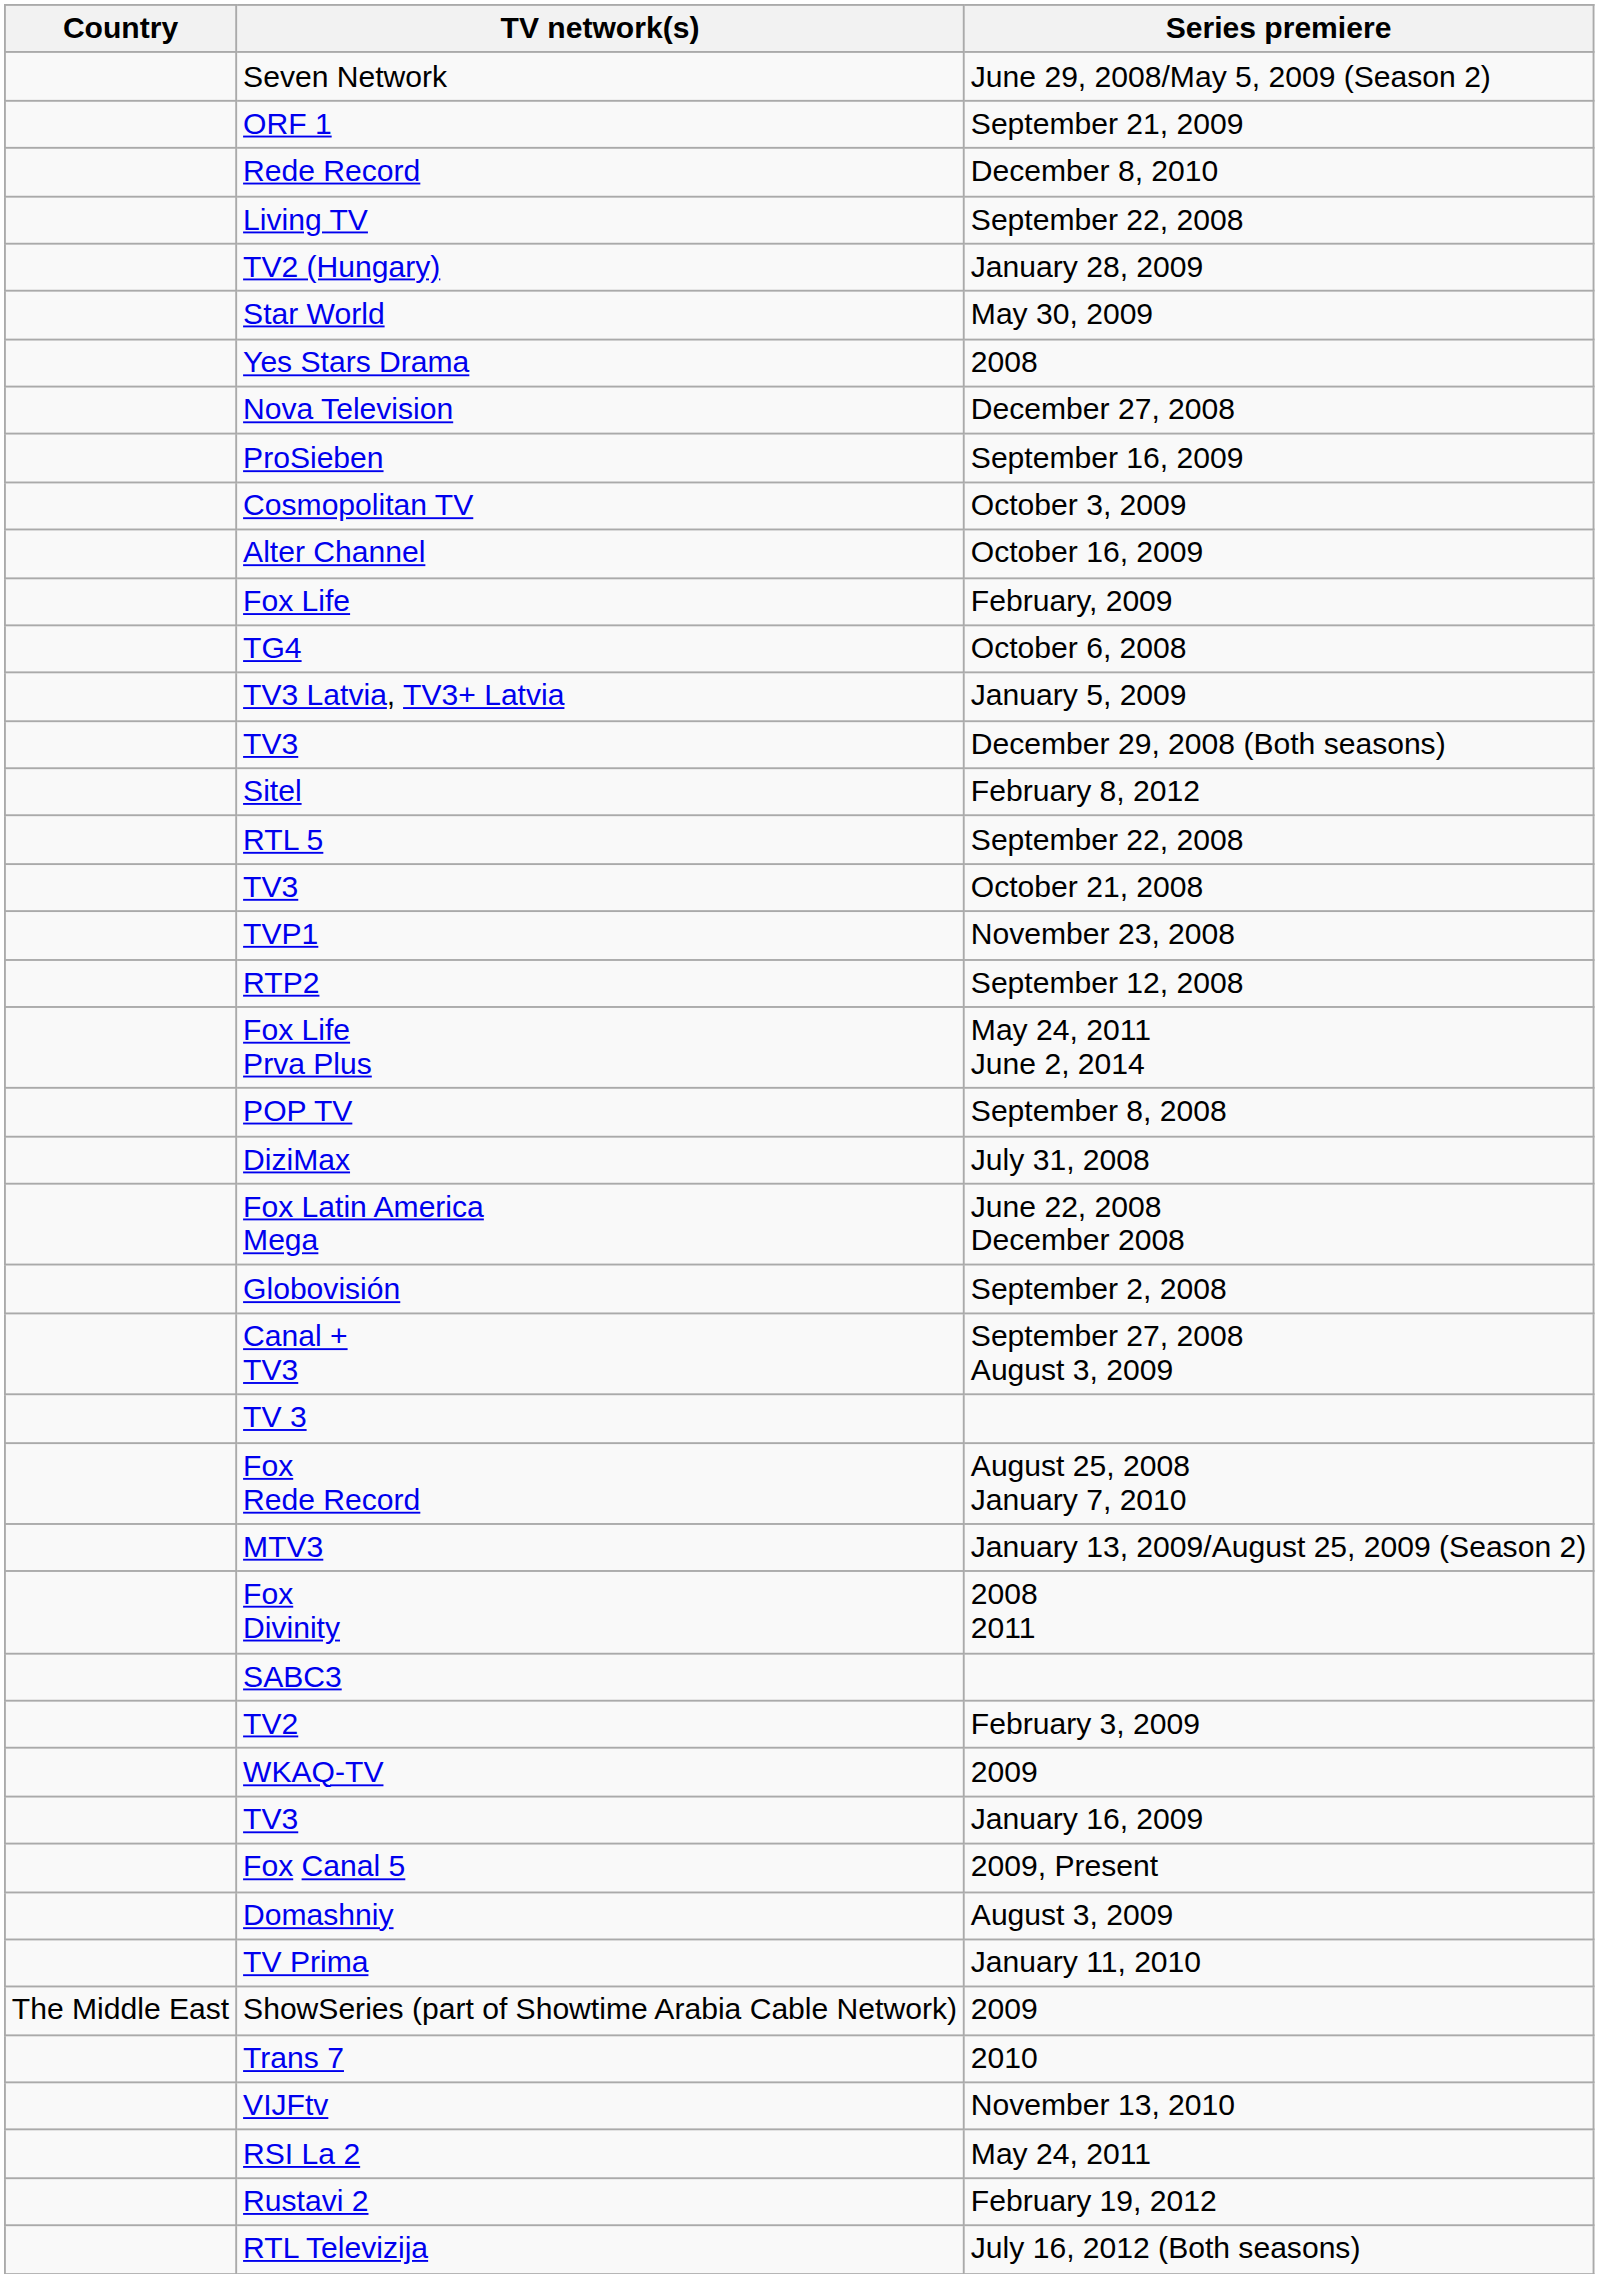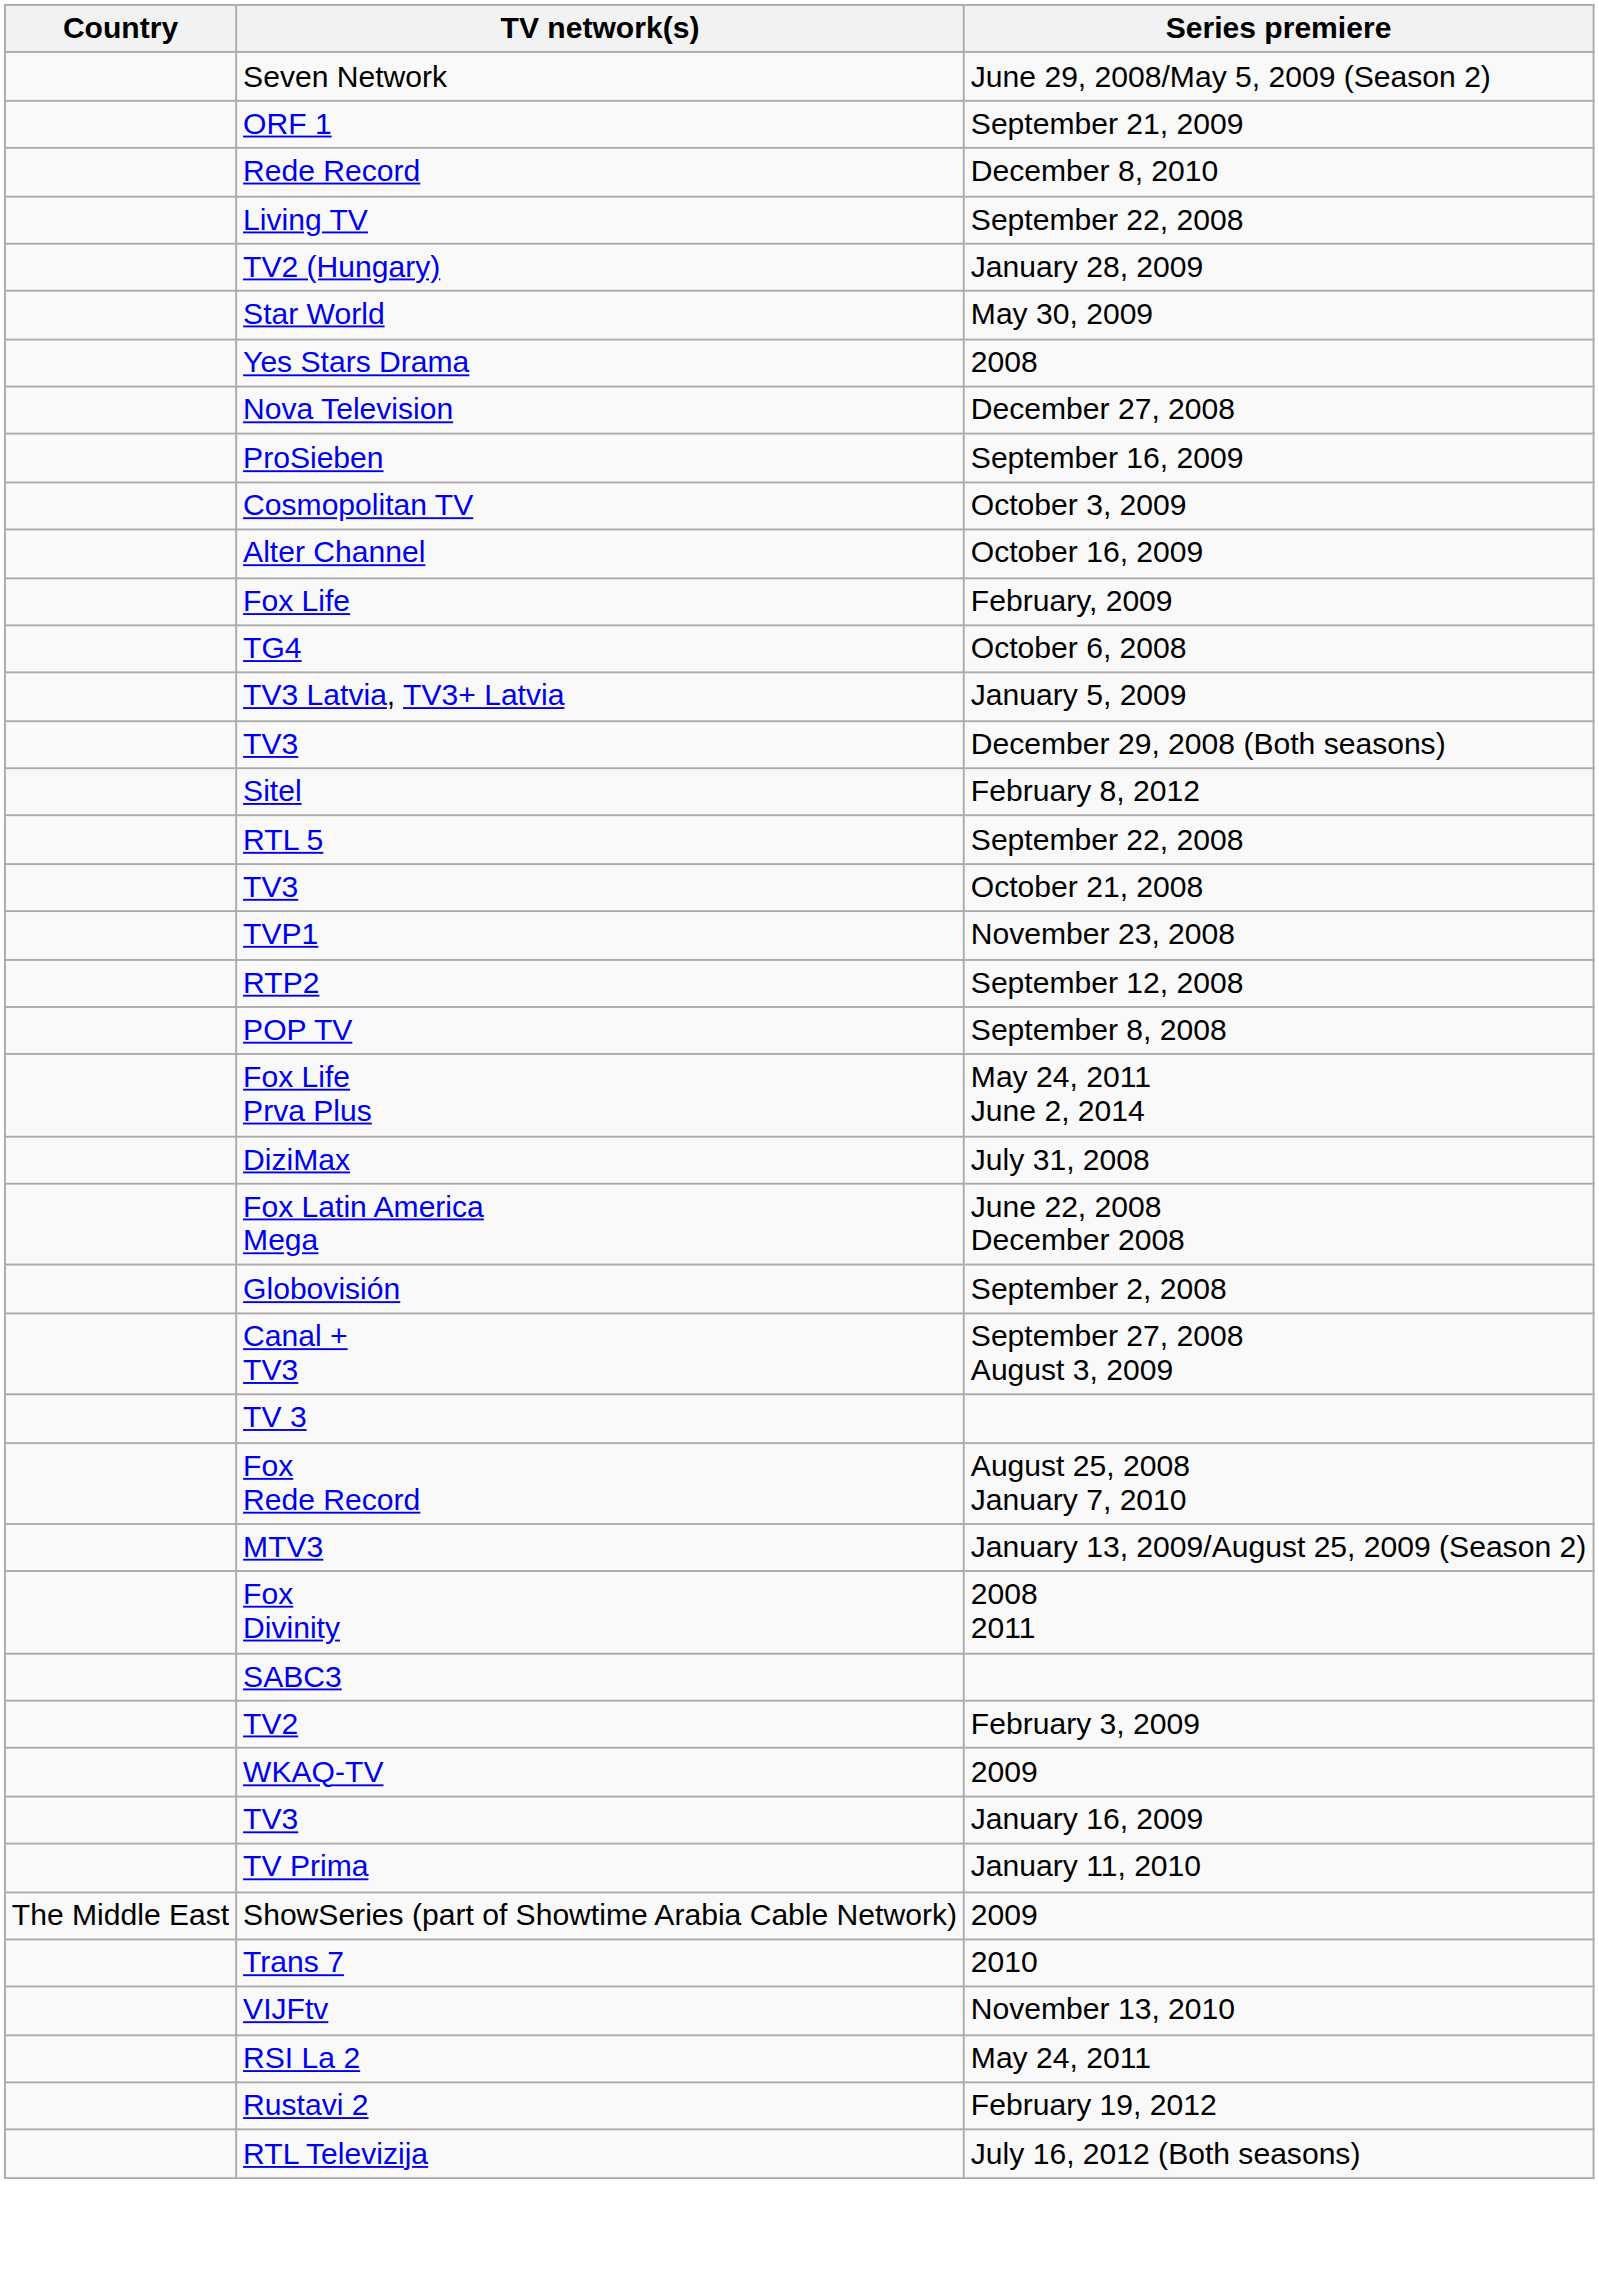rows swapped: (298, 1111) <-> (307, 1047)
- row: (324, 1867)
- row: (318, 1914)
